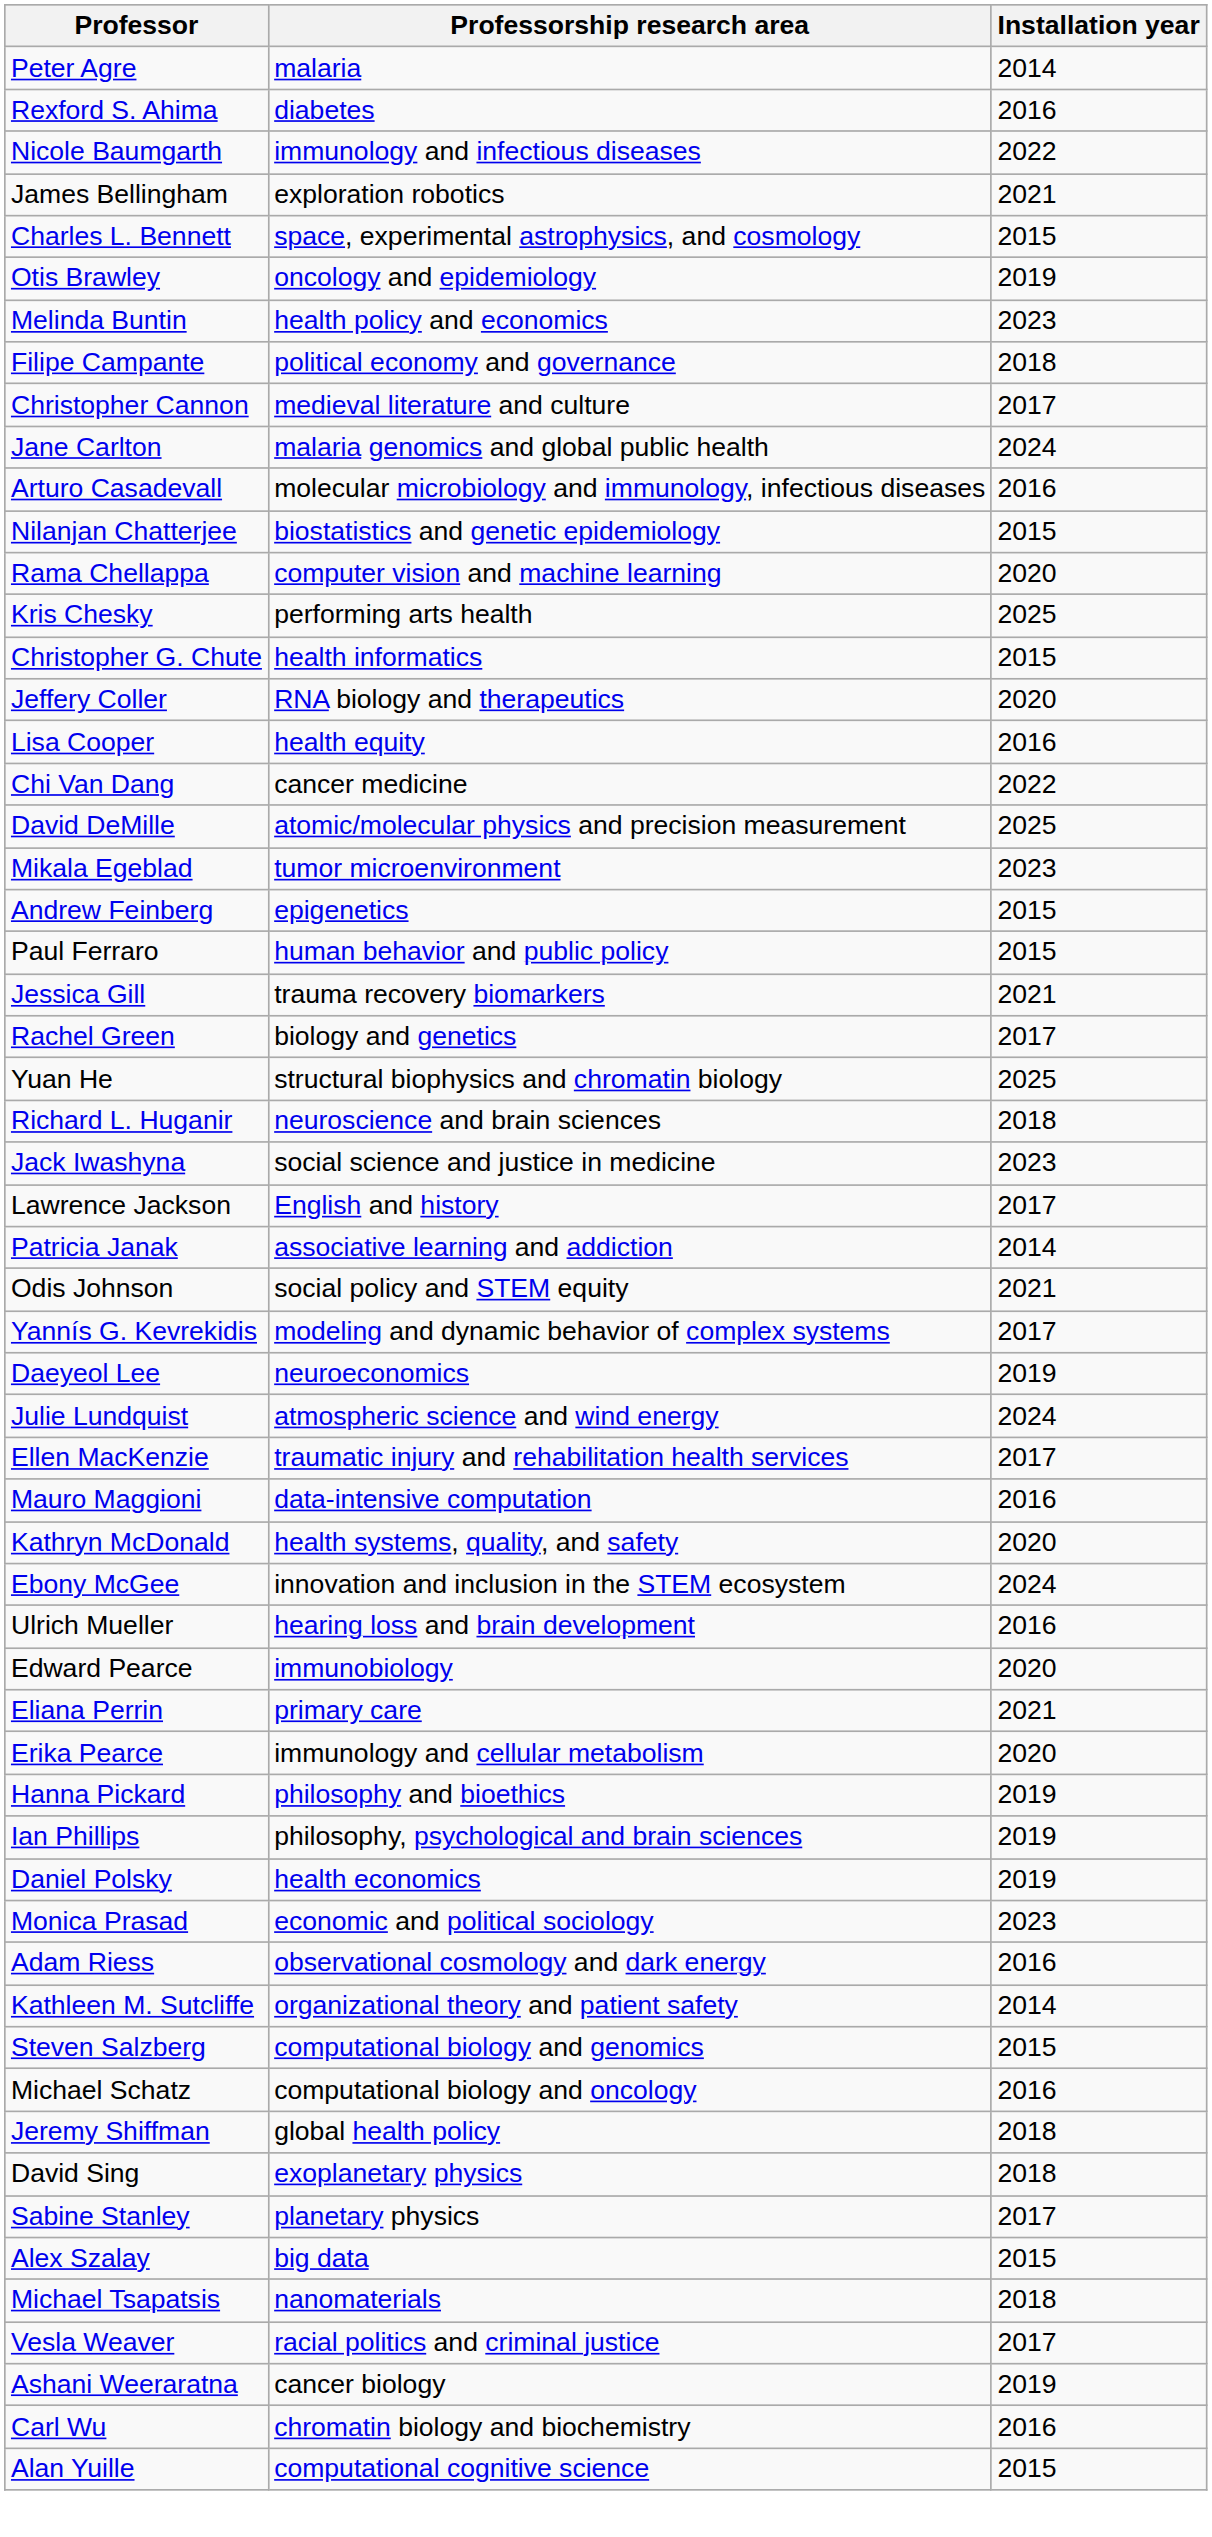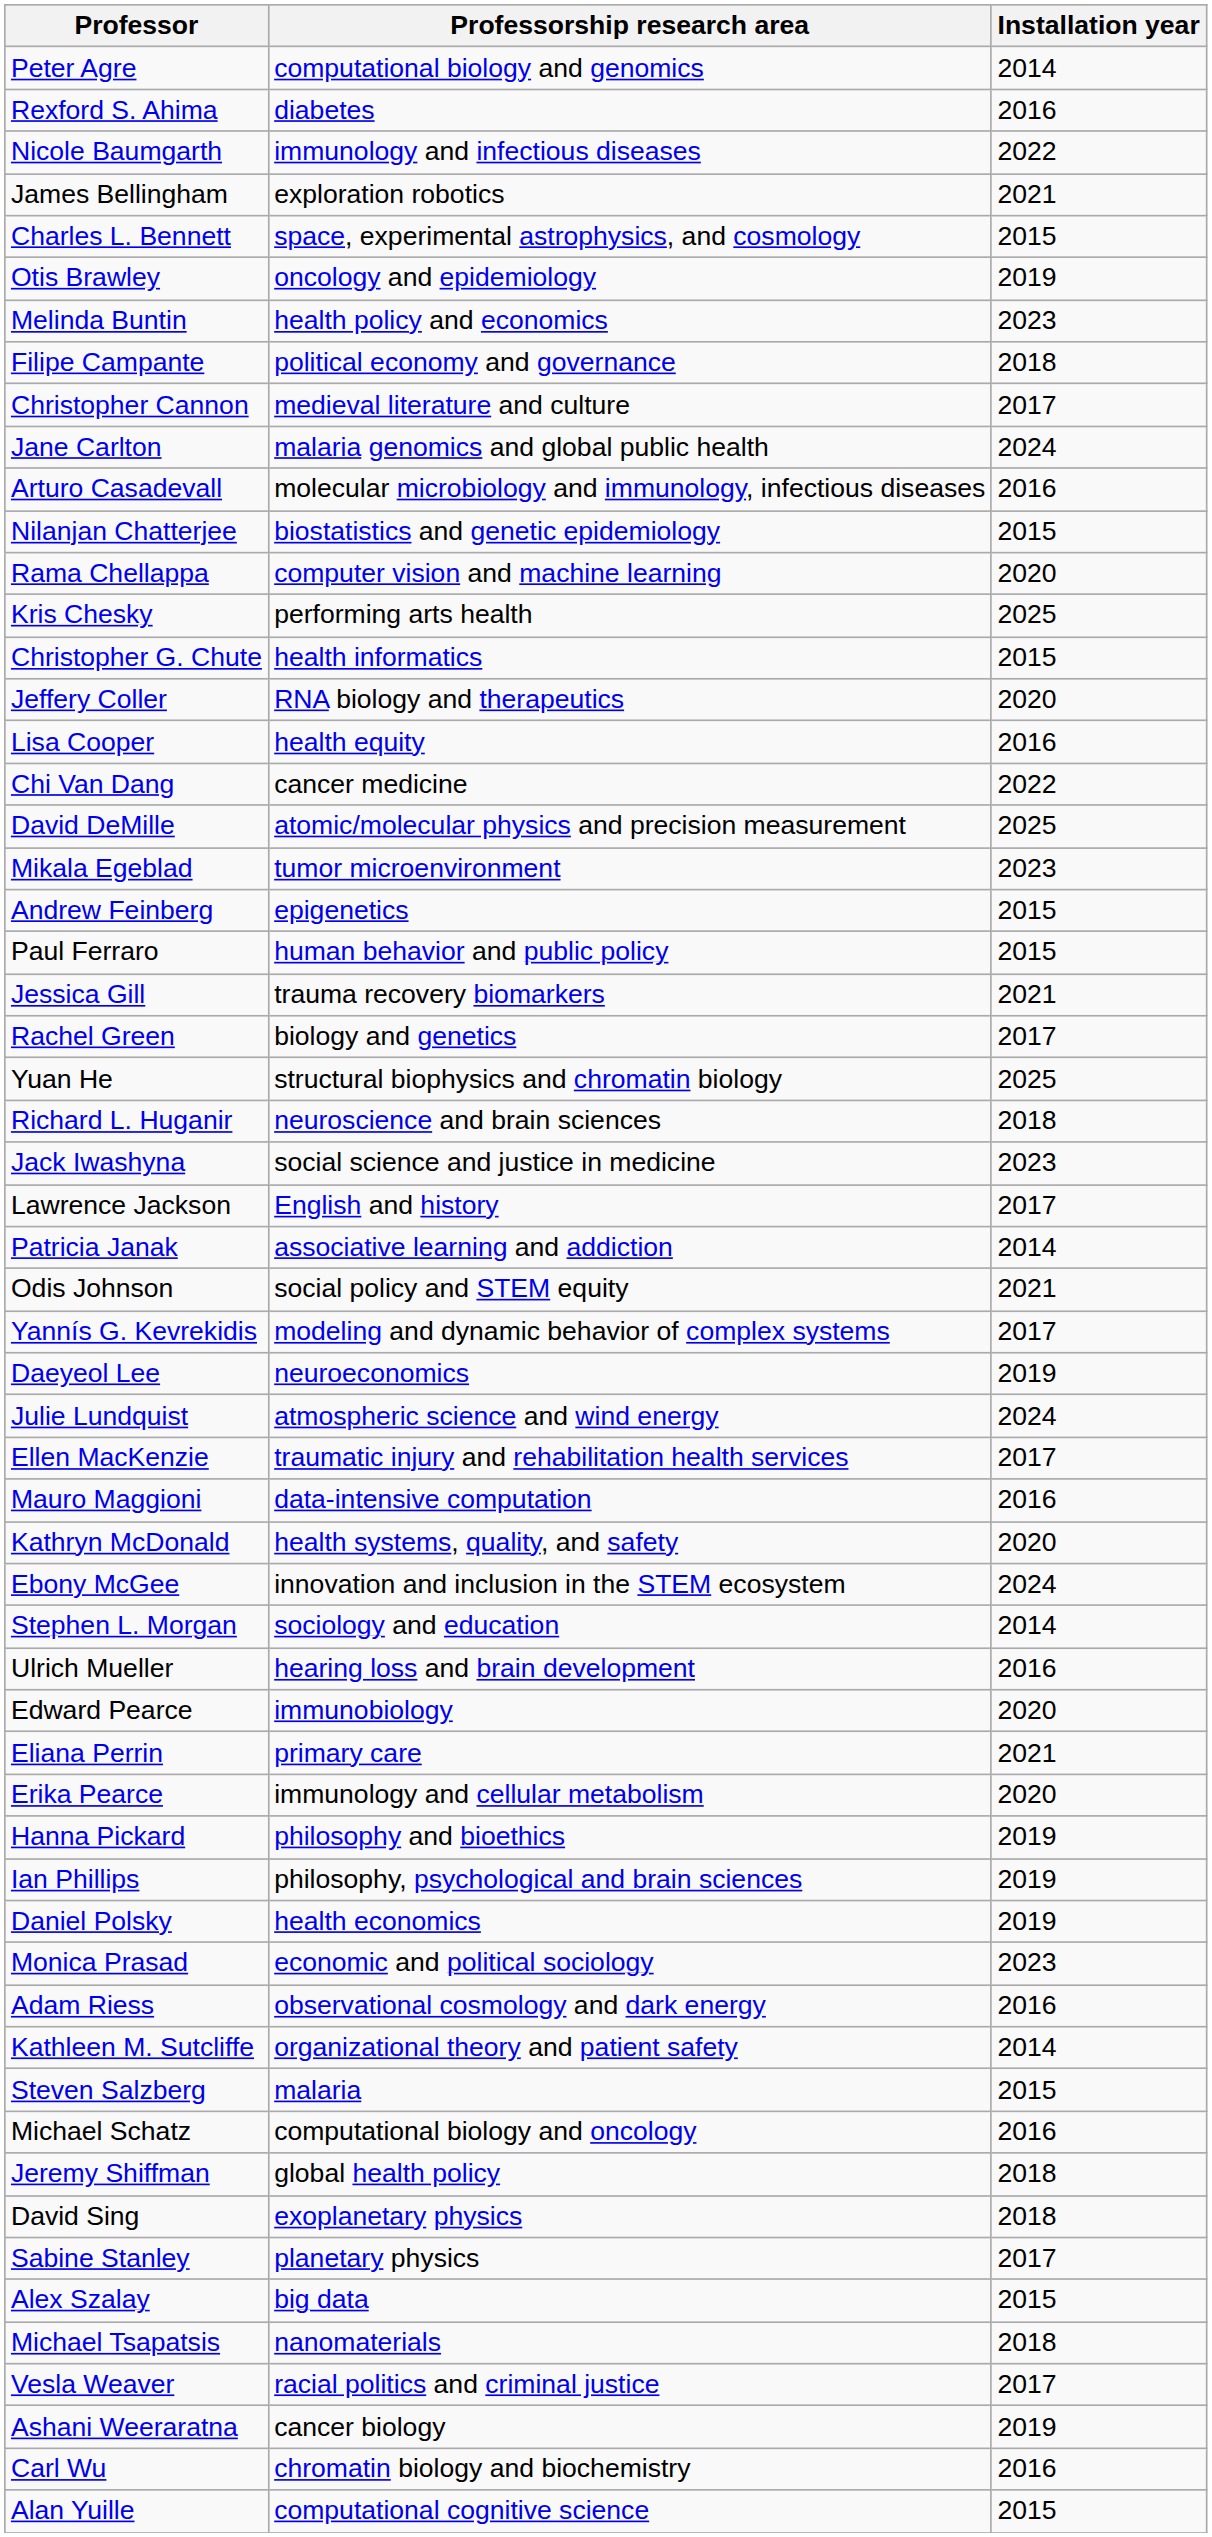(318, 67) malaria -> (489, 67) computational biology and genomics
+ row: (124, 1626)
(489, 2047) computational biology and genomics -> (318, 2089) malaria
